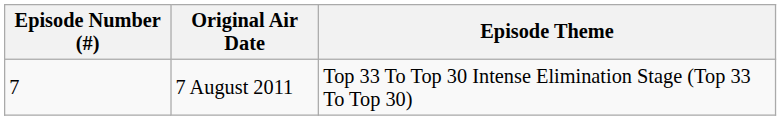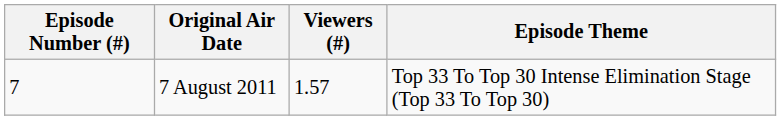+ column: (338, 32)
